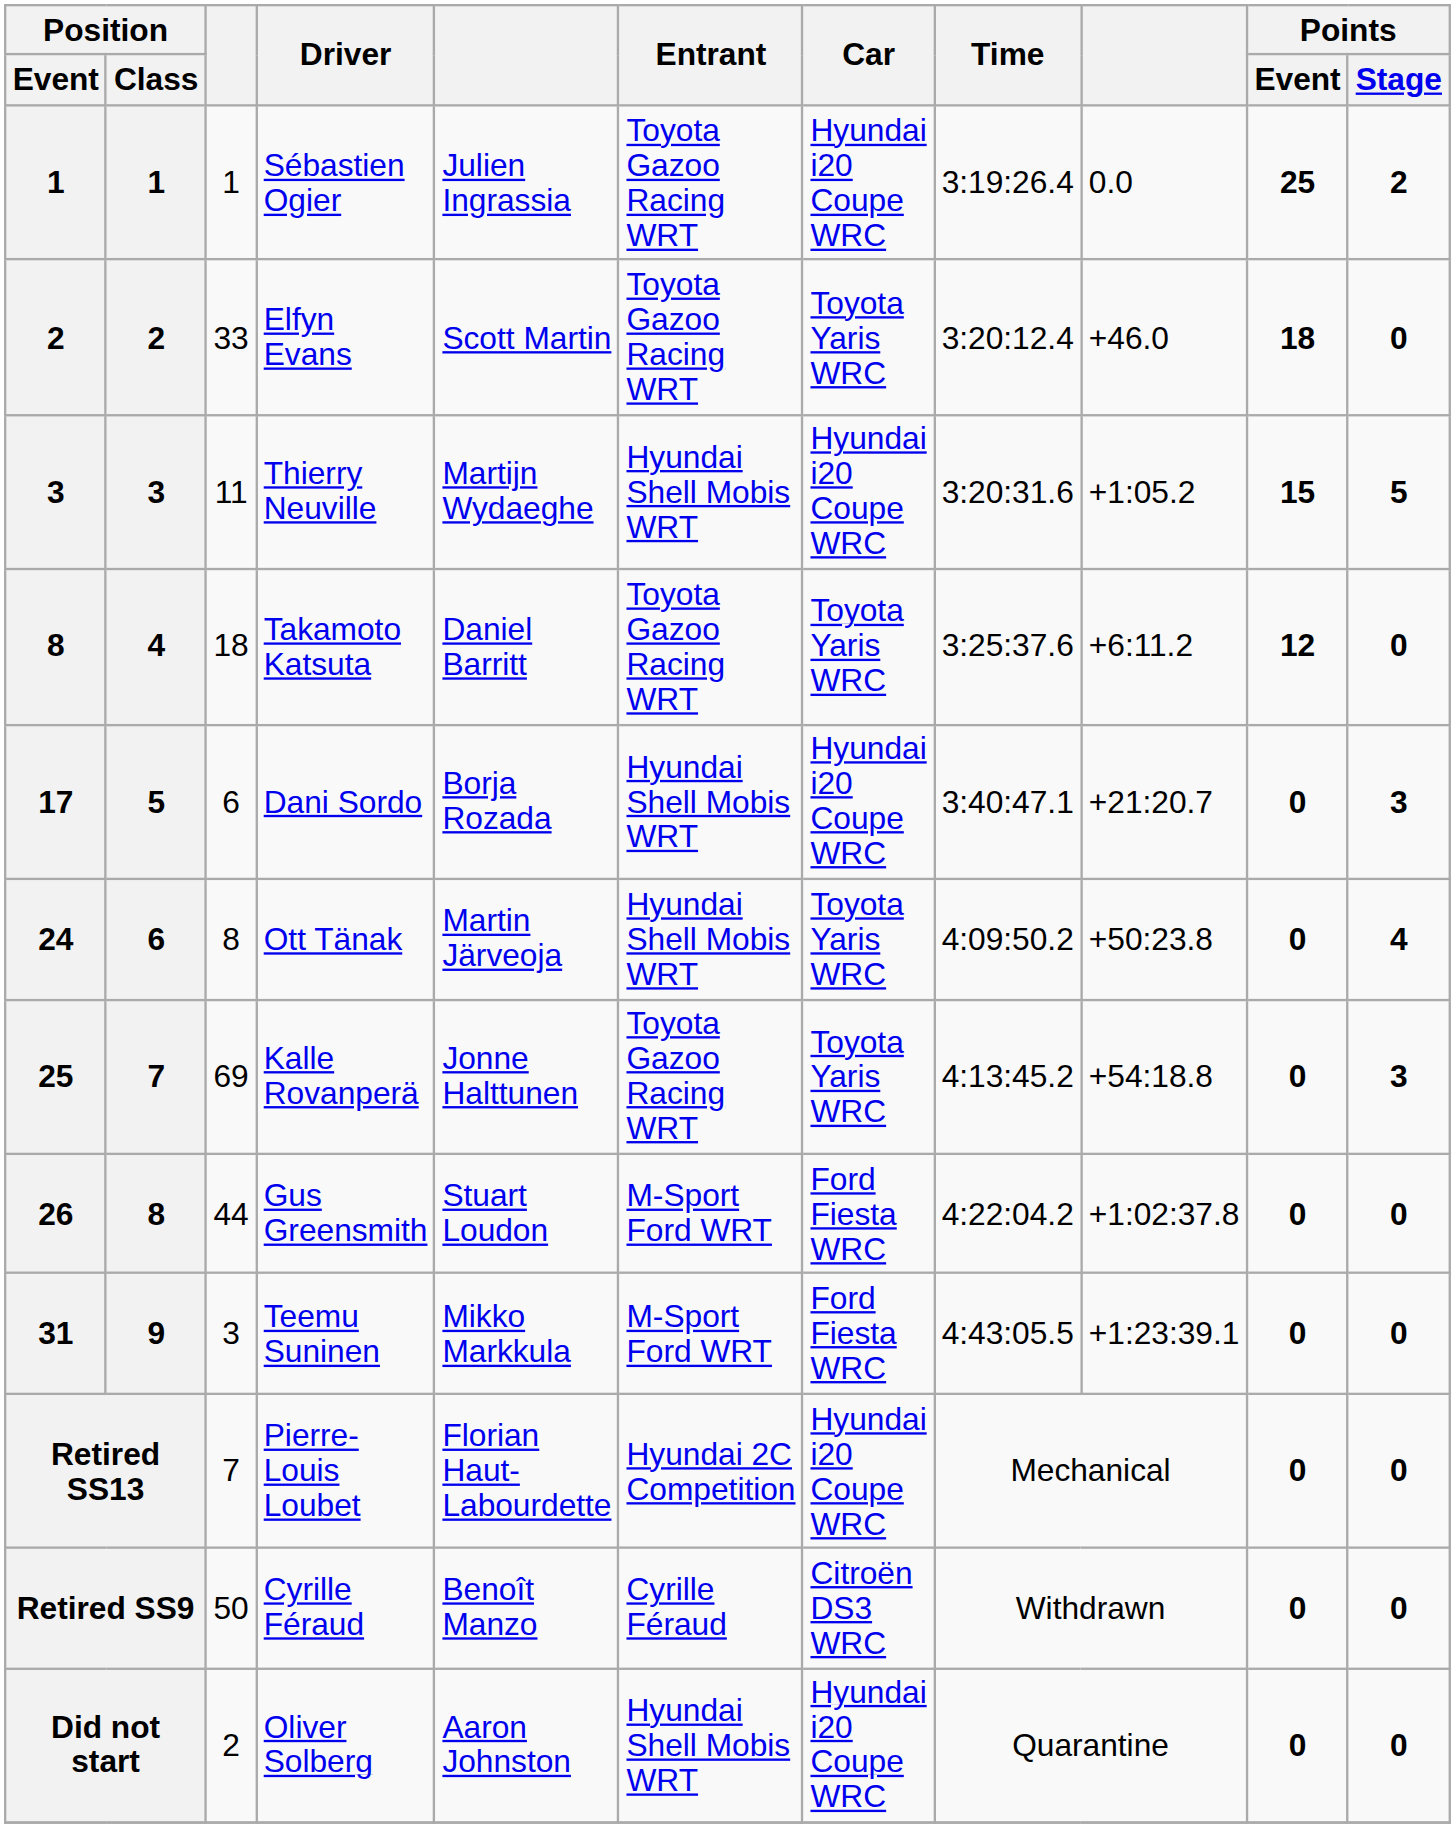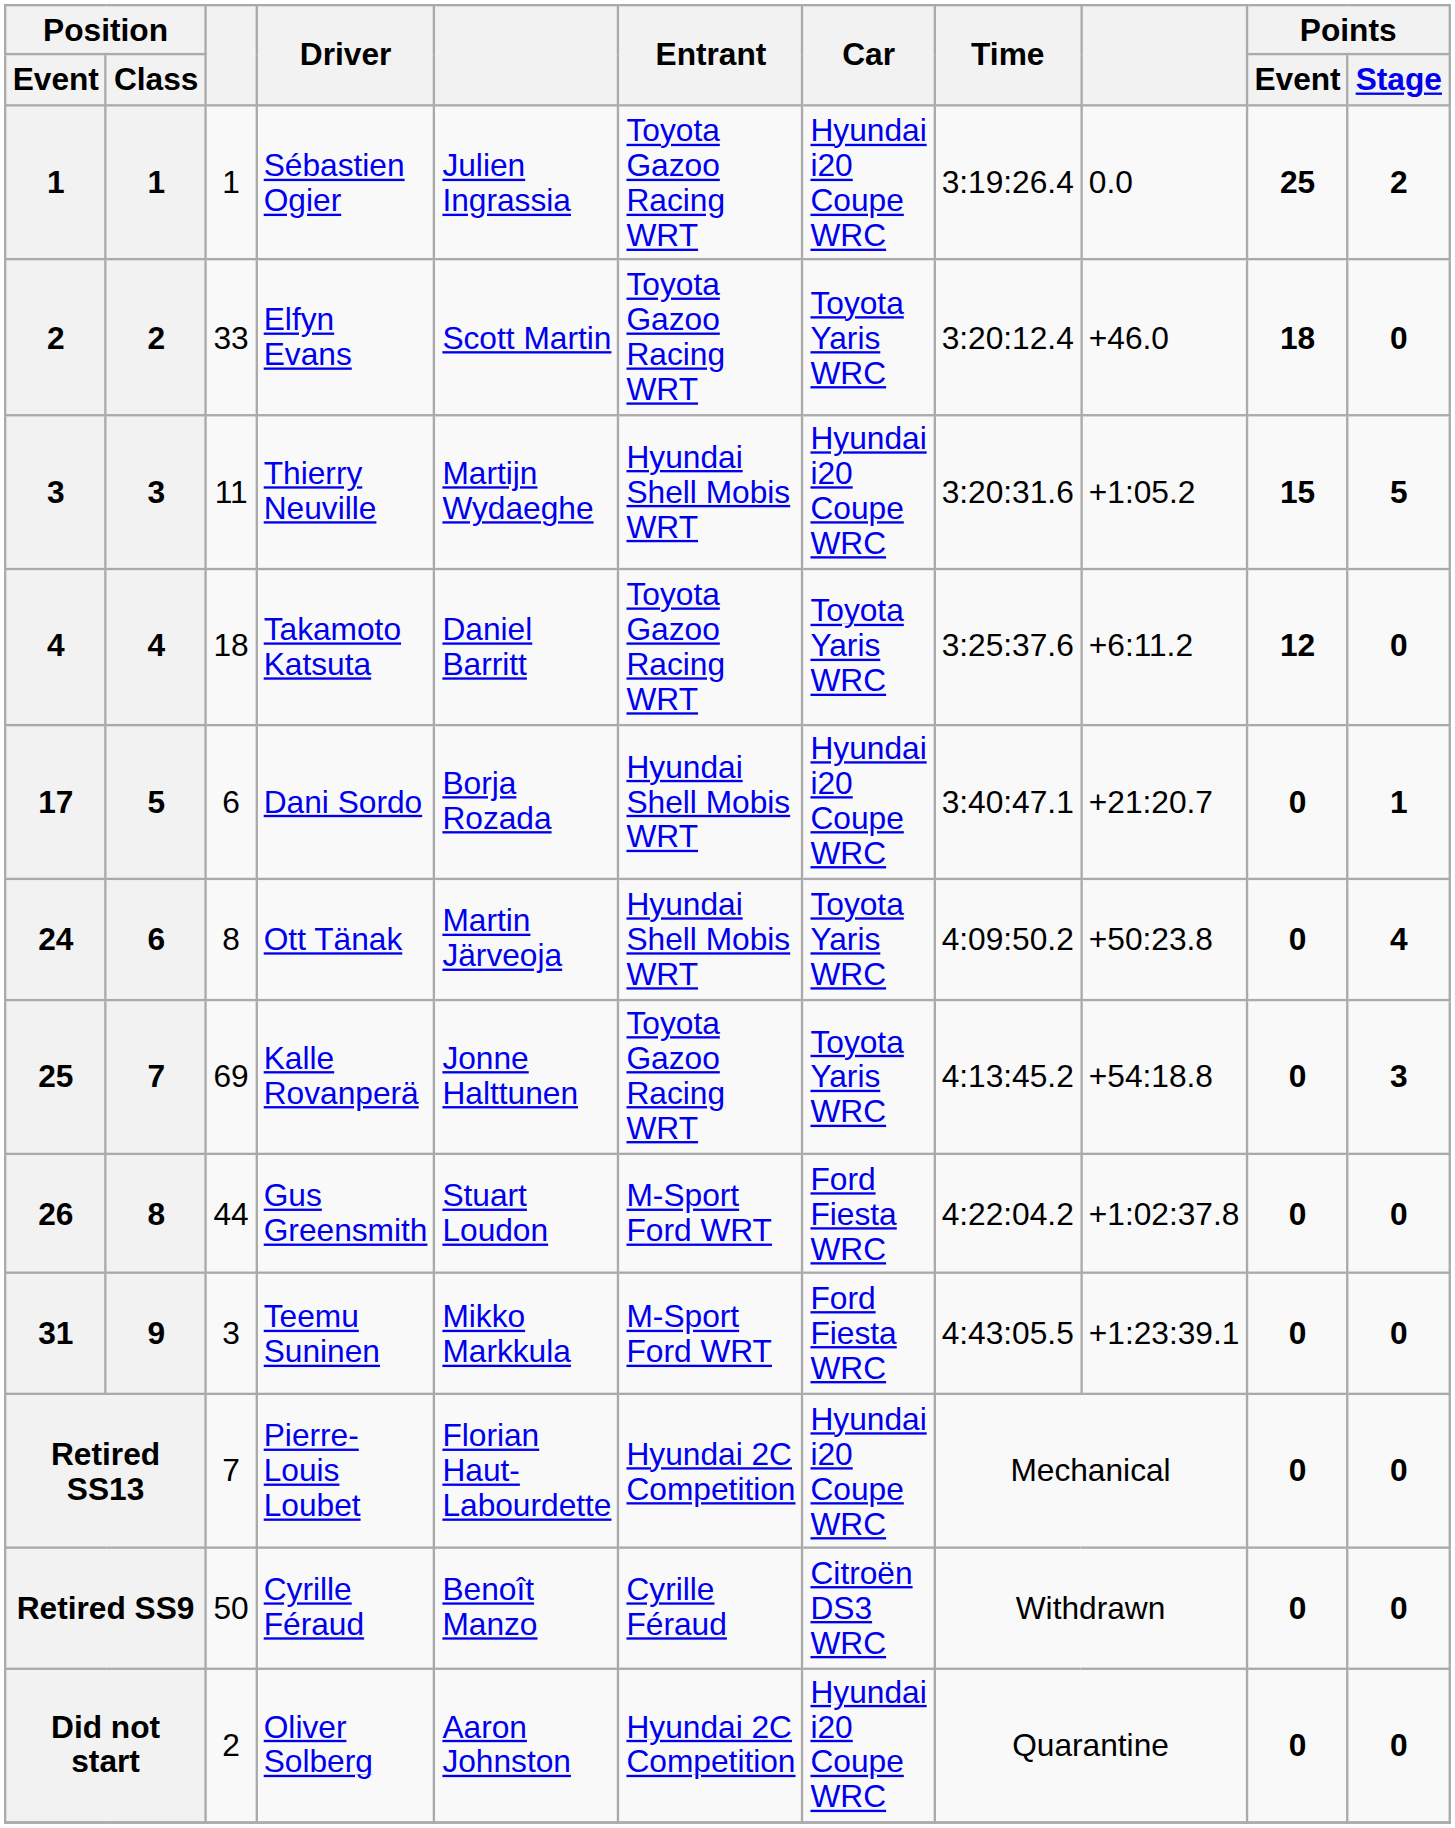(56, 646) 8 -> (56, 646) 4
(1399, 801) 3 -> (1399, 801) 1
(708, 1745) Hyundai Shell Mobis WRT -> (711, 1745) Hyundai 2C Competition
